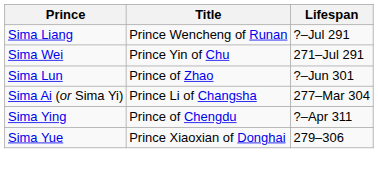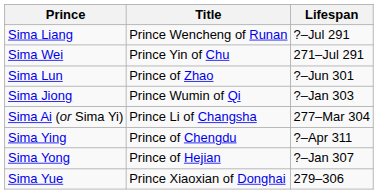+ row: (40, 96)
+ row: (39, 158)
